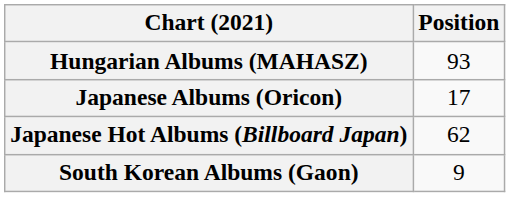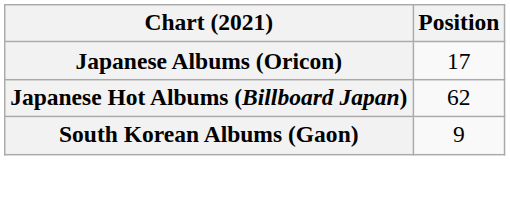- row: (209, 60)
